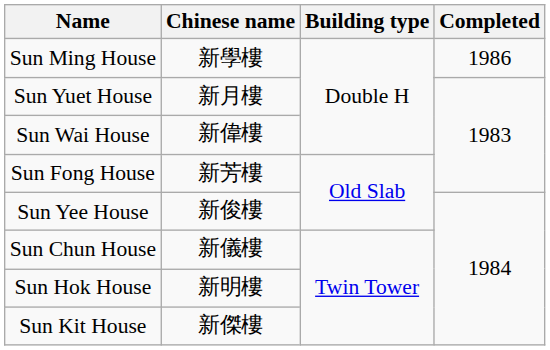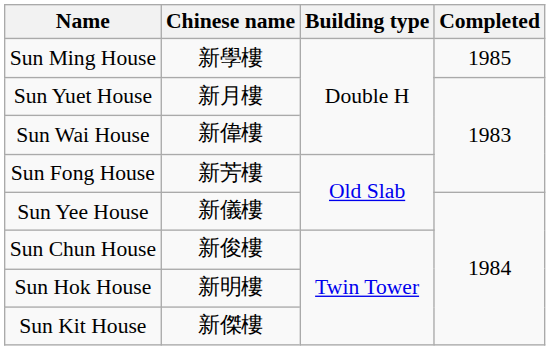(490, 57) 1986 -> (490, 57) 1985
(231, 210) 新俊樓 -> (231, 210) 新儀樓
(231, 248) 新儀樓 -> (231, 248) 新俊樓
